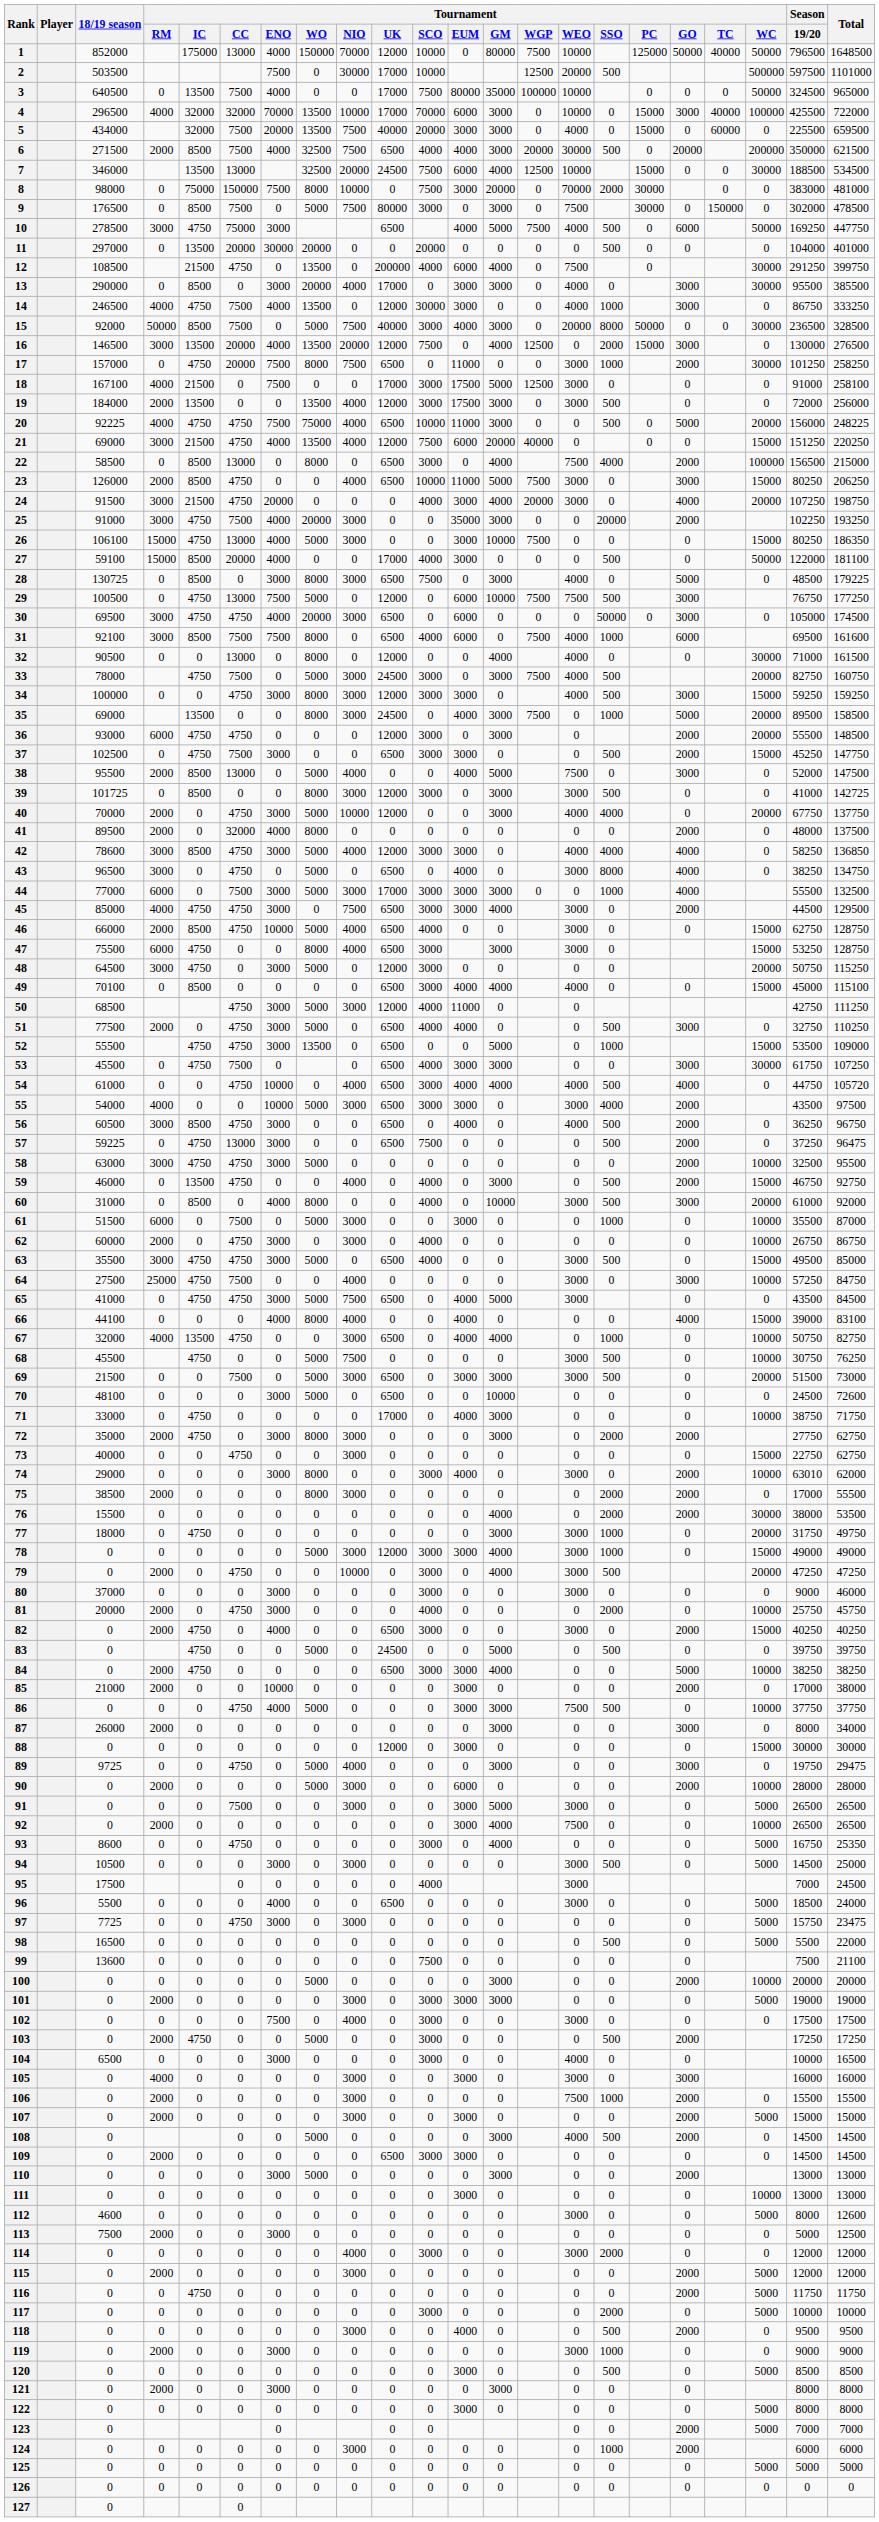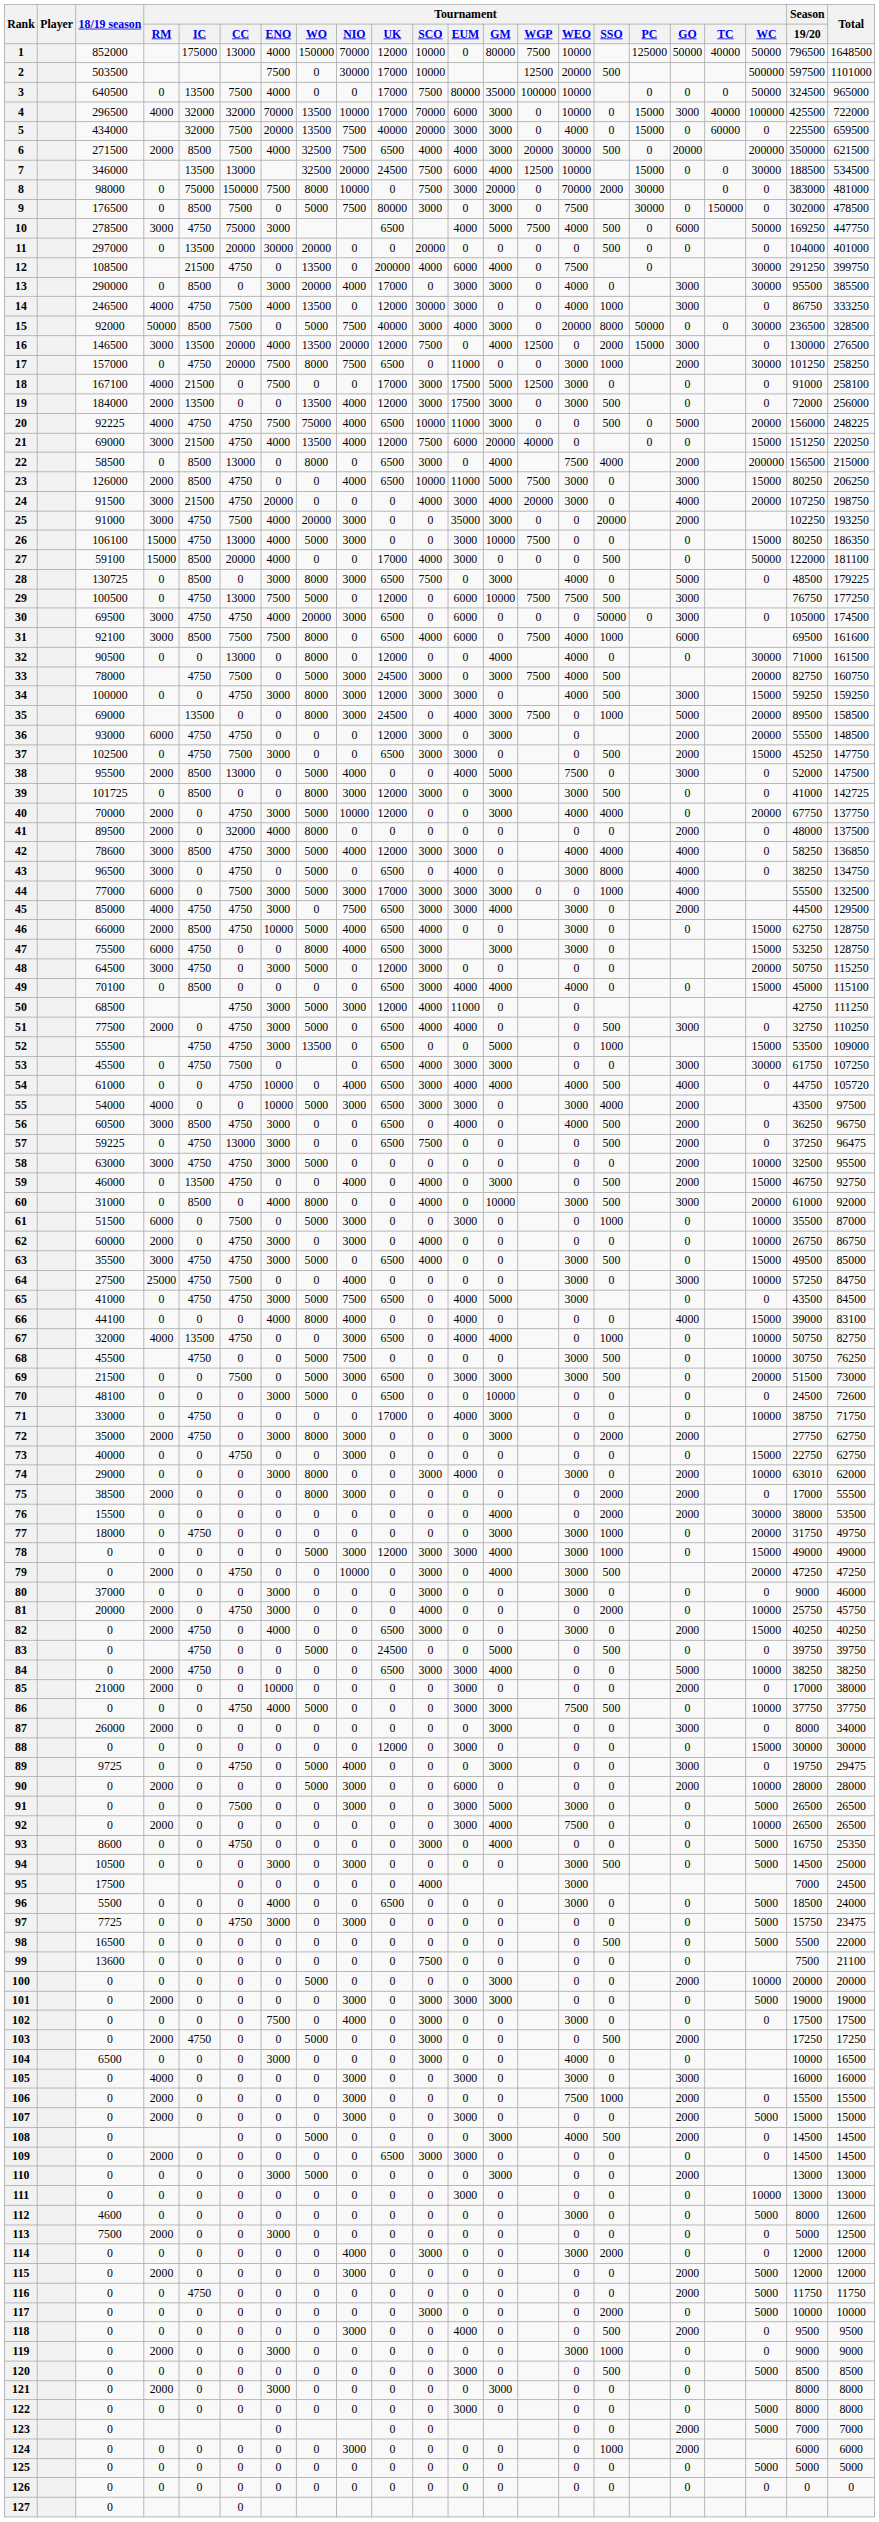(766, 462) 100000 -> (766, 462) 200000
